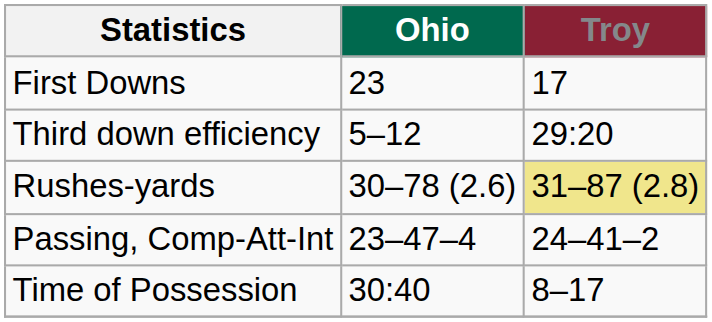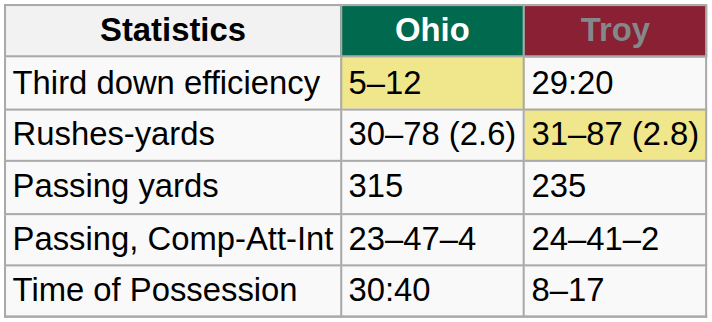- row: (99, 82)
(385, 134) no background -> (385, 82) khaki background
+ row: (116, 186)
